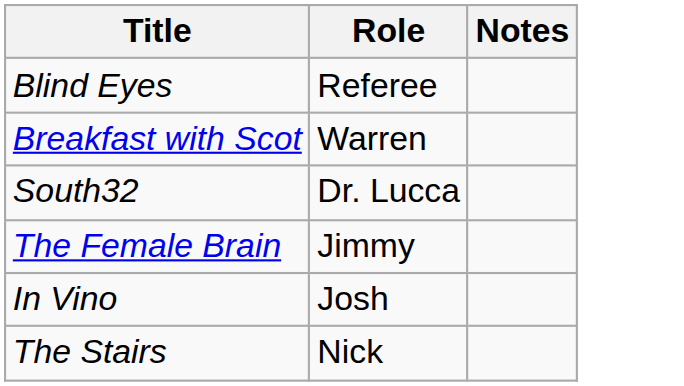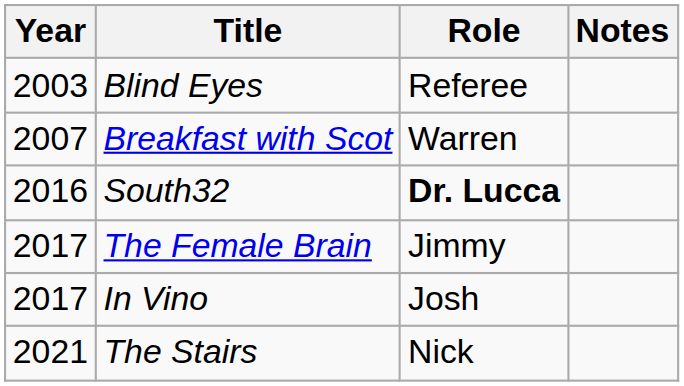+ column: (50, 31)
(389, 191) normal -> (484, 191) bold
